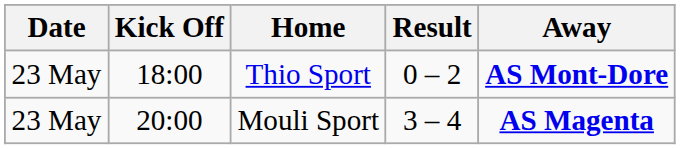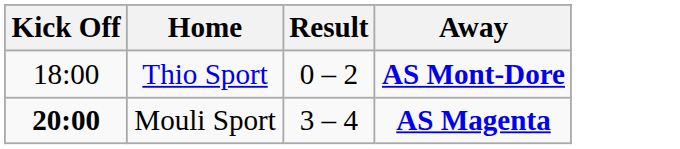- column: (57, 27)
(169, 119) normal -> (66, 119) bold
